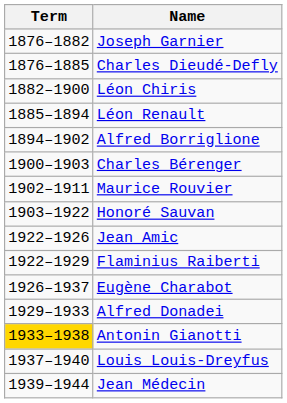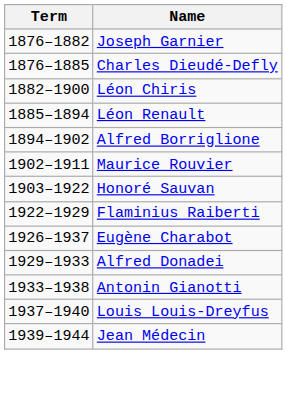- row: (169, 164)
- row: (138, 238)
(49, 336) gold background -> (49, 287) no background
